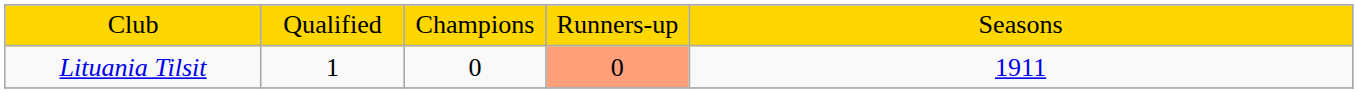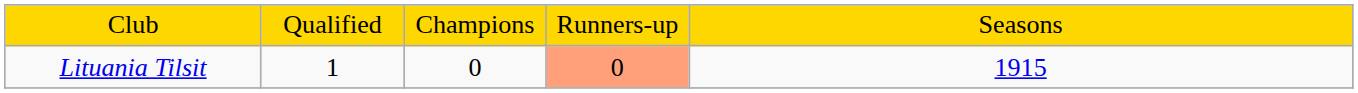(1021, 66) 1911 -> (1021, 66) 1915
